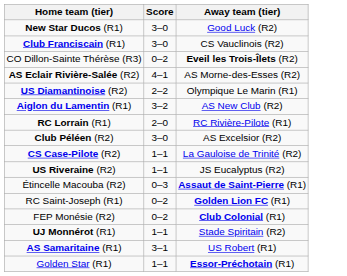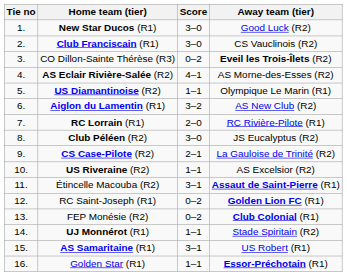+ column: (21, 12)
(160, 91) 2–2 -> (193, 91) 1–1
(242, 138) AS Excelsior (R2) -> (276, 138) JS Eucalyptus (R2)
(160, 153) 1–1 -> (193, 153) 2–1
(242, 169) JS Eucalyptus (R2) -> (276, 169) AS Excelsior (R2)
(160, 185) 0–3 -> (193, 185) 3–1
